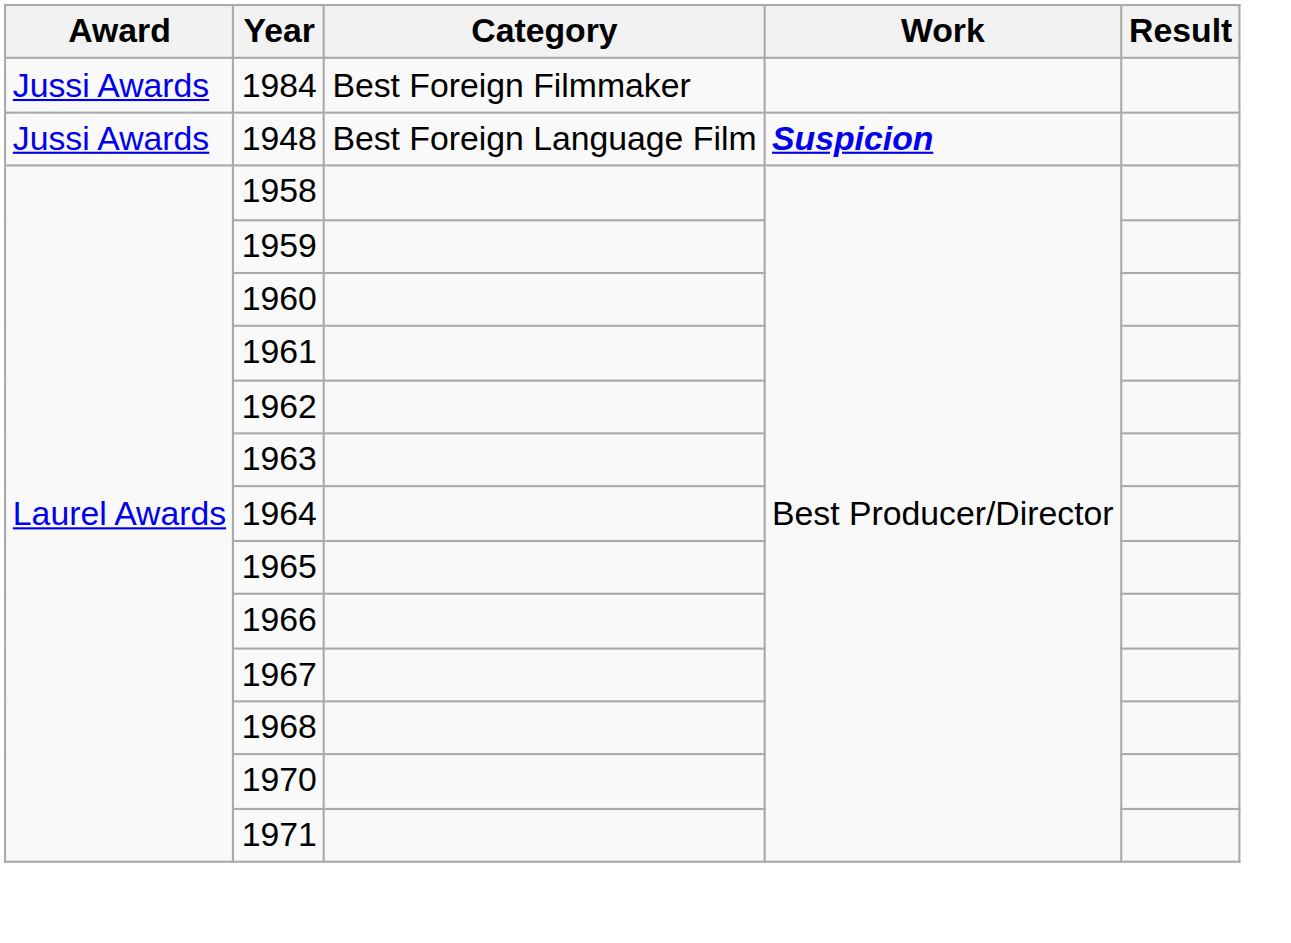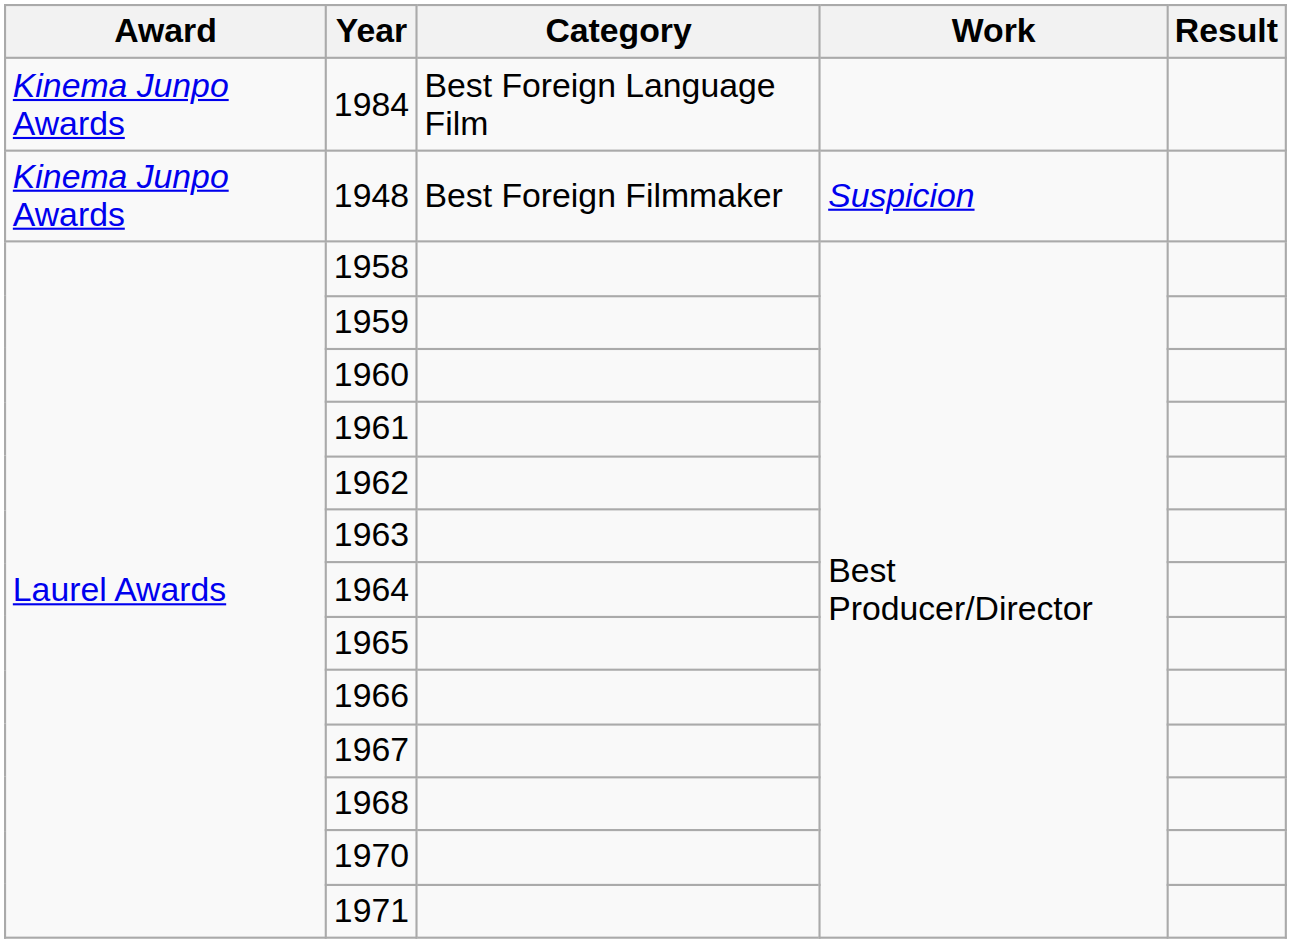(111, 84) Jussi Awards -> (121, 103) Kinema Junpo Awards
(512, 84) Best Foreign Filmmaker -> (600, 103) Best Foreign Language Film
(111, 138) Jussi Awards -> (121, 195) Kinema Junpo Awards
(544, 138) Best Foreign Language Film -> (604, 195) Best Foreign Filmmaker
(853, 138) bold -> (901, 195) normal
